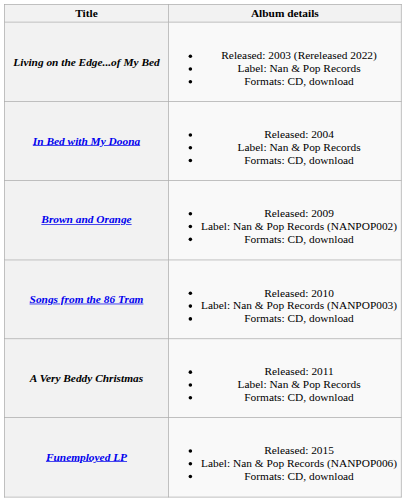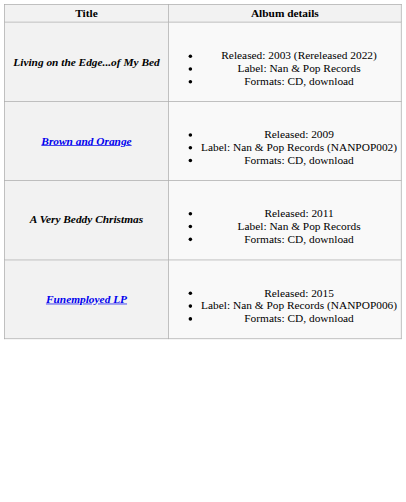- row: (86, 141)
- row: (86, 299)
